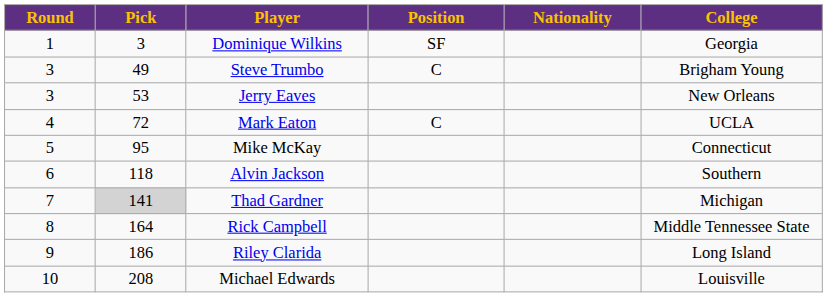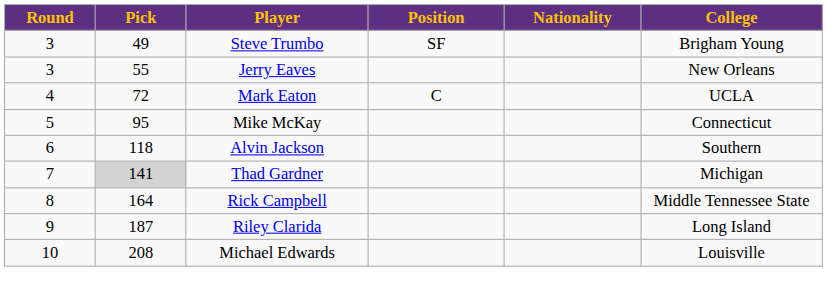- row: (277, 43)
(436, 69) C -> (436, 43) SF
(141, 95) 53 -> (141, 69) 55
(141, 252) 186 -> (141, 226) 187
